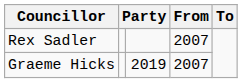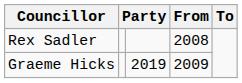(191, 41) 2007 -> (191, 41) 2008
(191, 65) 2007 -> (191, 65) 2009
